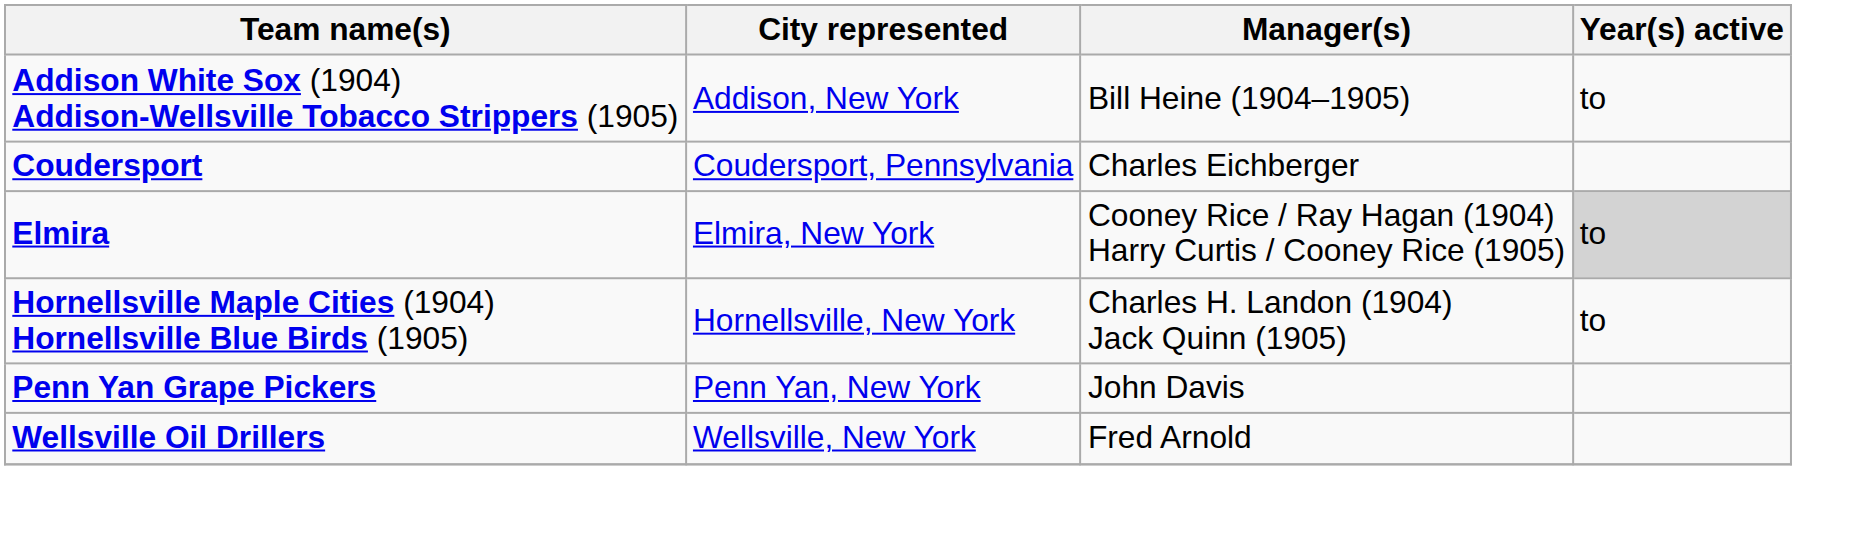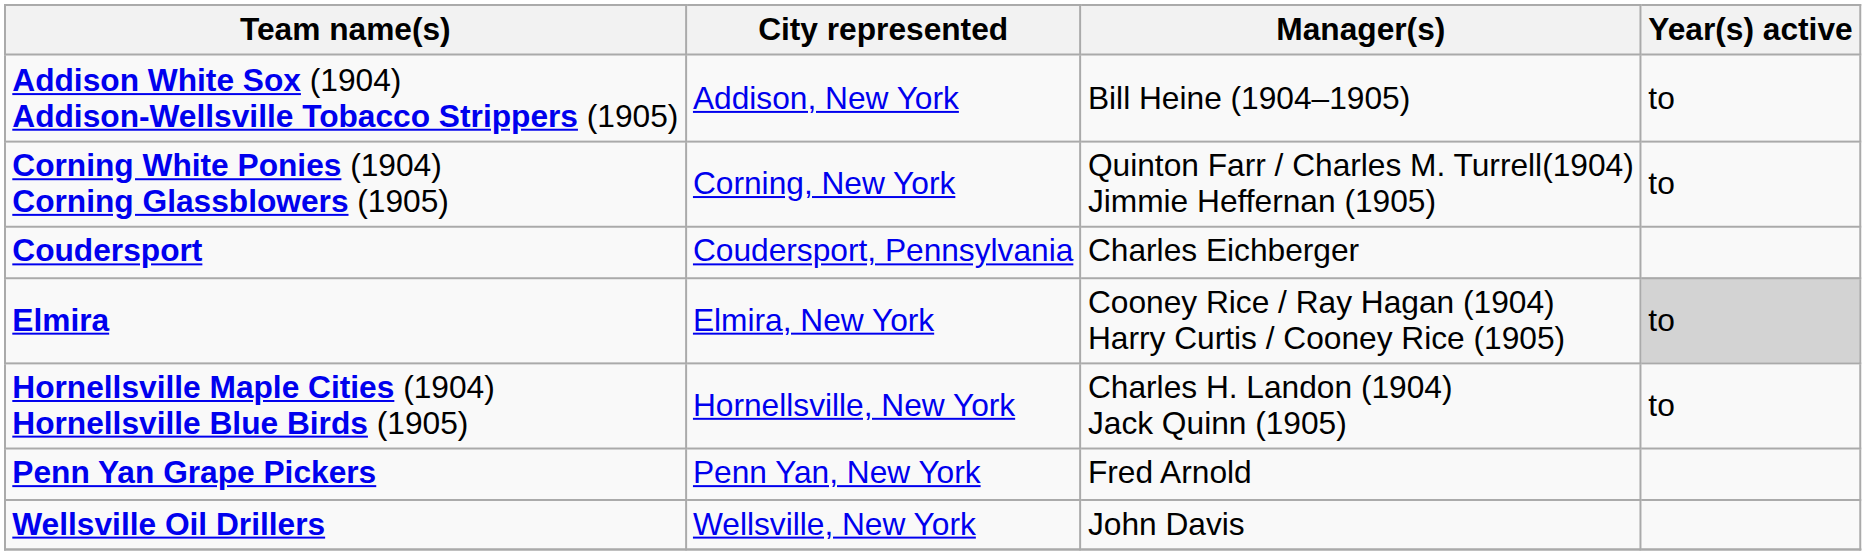+ row: (231, 183)
(1166, 387) John Davis -> (1170, 473) Fred Arnold
(1170, 437) Fred Arnold -> (1166, 523) John Davis
